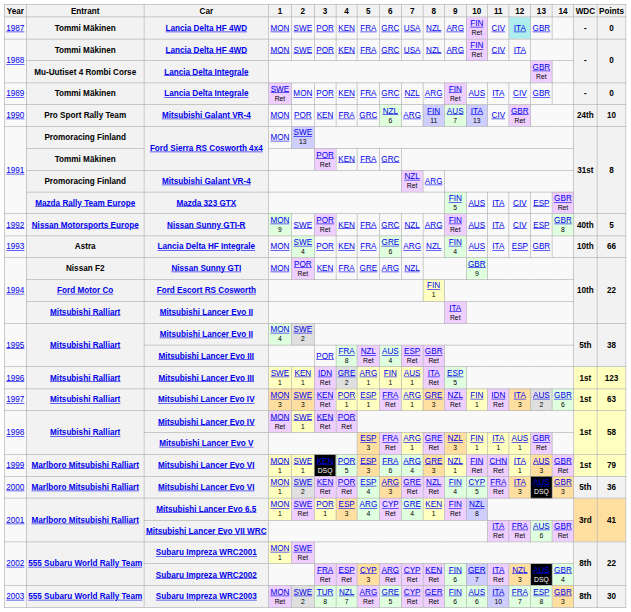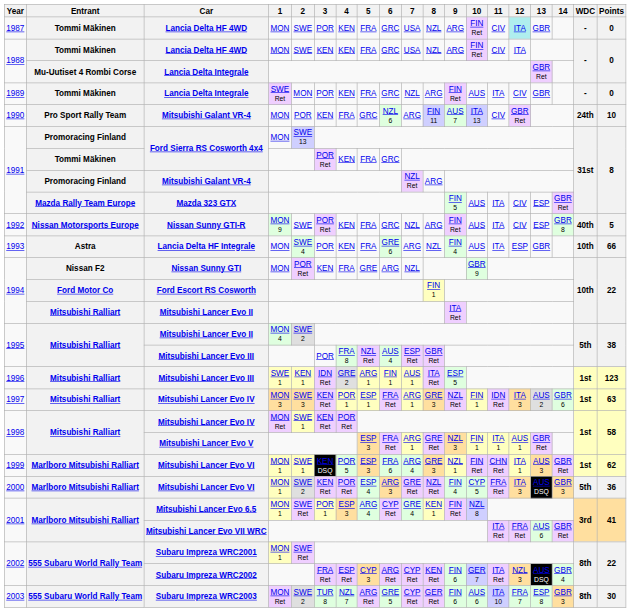(325, 50) POR -> (325, 50) KEN
(611, 465) 79 -> (611, 465) 62
